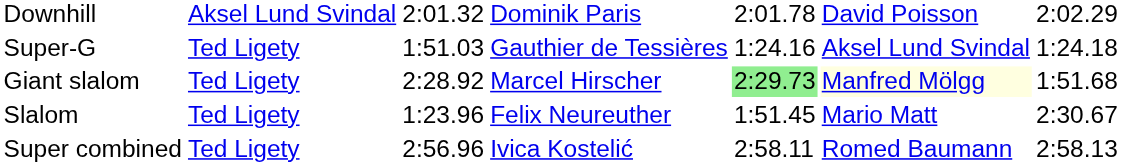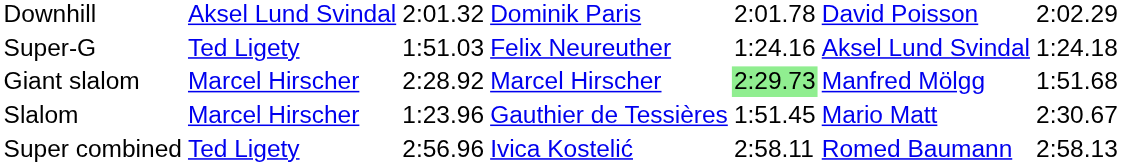(609, 47) Gauthier de Tessières -> (581, 47) Felix Neureuther
(244, 81) Ted Ligety -> (274, 81) Marcel Hirscher
(903, 81) lightyellow background -> (903, 81) no background
(244, 115) Ted Ligety -> (274, 115) Marcel Hirscher
(581, 115) Felix Neureuther -> (609, 115) Gauthier de Tessières
